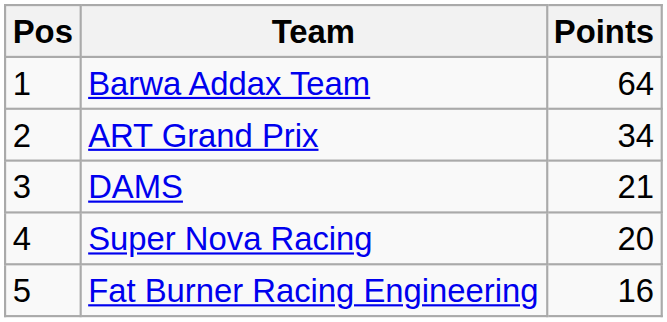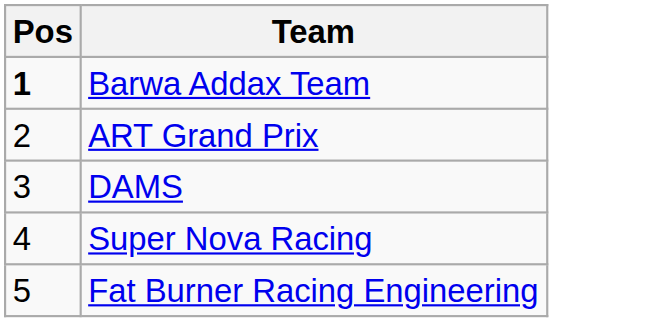- column: (604, 31)
(22, 83) normal -> (22, 83) bold
